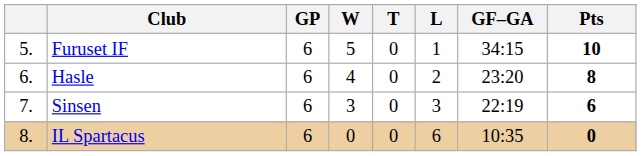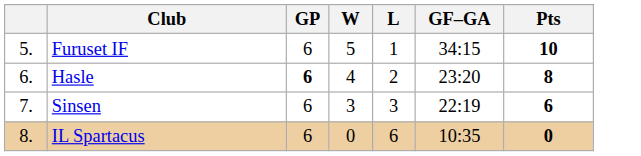- column: (393, 19)
(308, 77) normal -> (308, 77) bold
